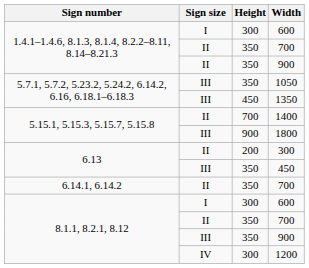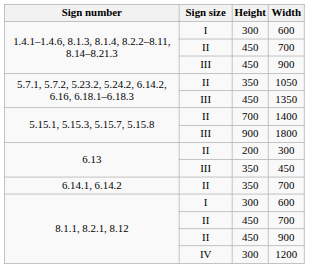(250, 47) 350 -> (250, 47) 450
(206, 64) II -> (206, 64) III
(250, 64) 350 -> (250, 64) 450
(206, 82) III -> (206, 82) II
(250, 220) 350 -> (250, 220) 450
(206, 237) III -> (206, 237) II
(250, 237) 350 -> (250, 237) 450
